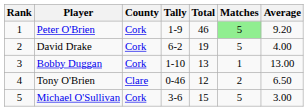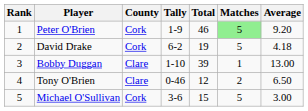(282, 47) 4.00 -> (282, 47) 4.18
(136, 64) Cork -> (137, 64) Clare
(203, 64) 13 -> (203, 64) 39
